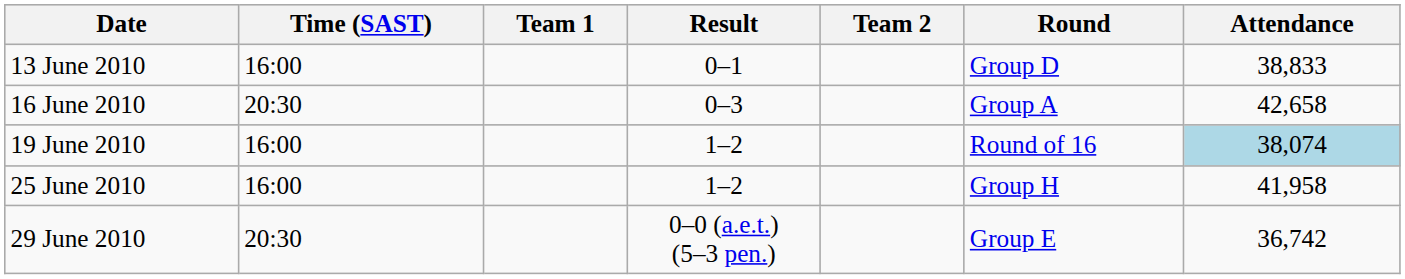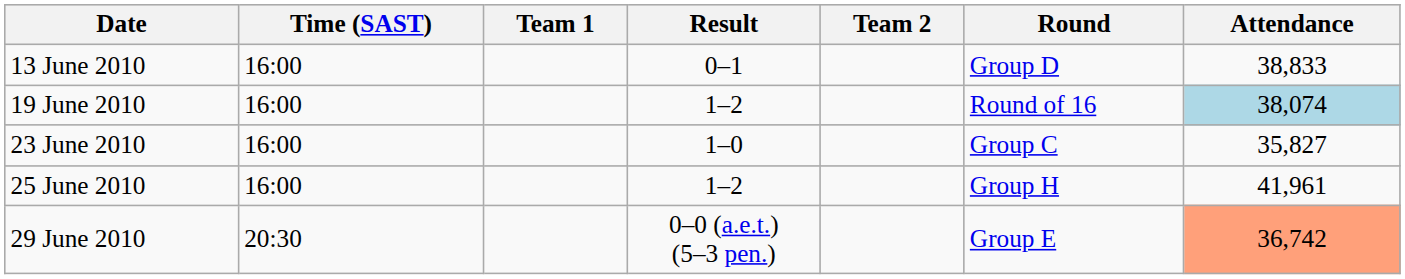- row: (78, 104)
+ row: (78, 144)
(1292, 184) 41,958 -> (1292, 184) 41,961
(1292, 239) no background -> (1292, 239) lightsalmon background
